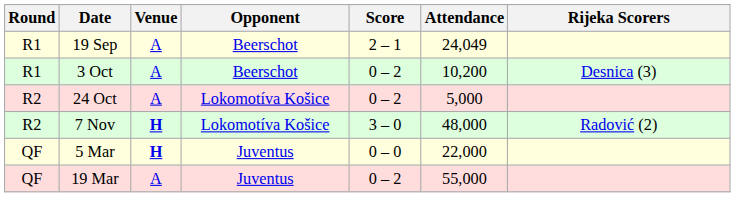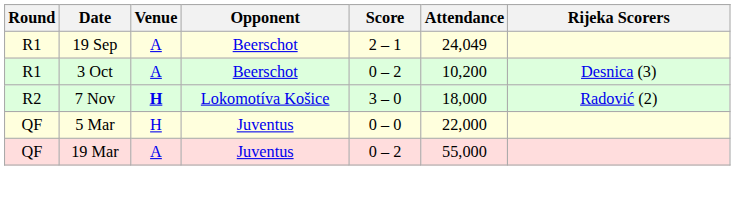- row: (95, 98)
(464, 125) 48,000 -> (464, 98) 18,000
(156, 152) bold -> (156, 125) normal
